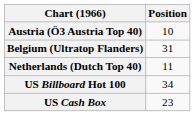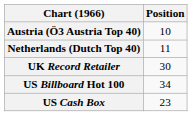- row: (75, 48)
+ row: (74, 66)
